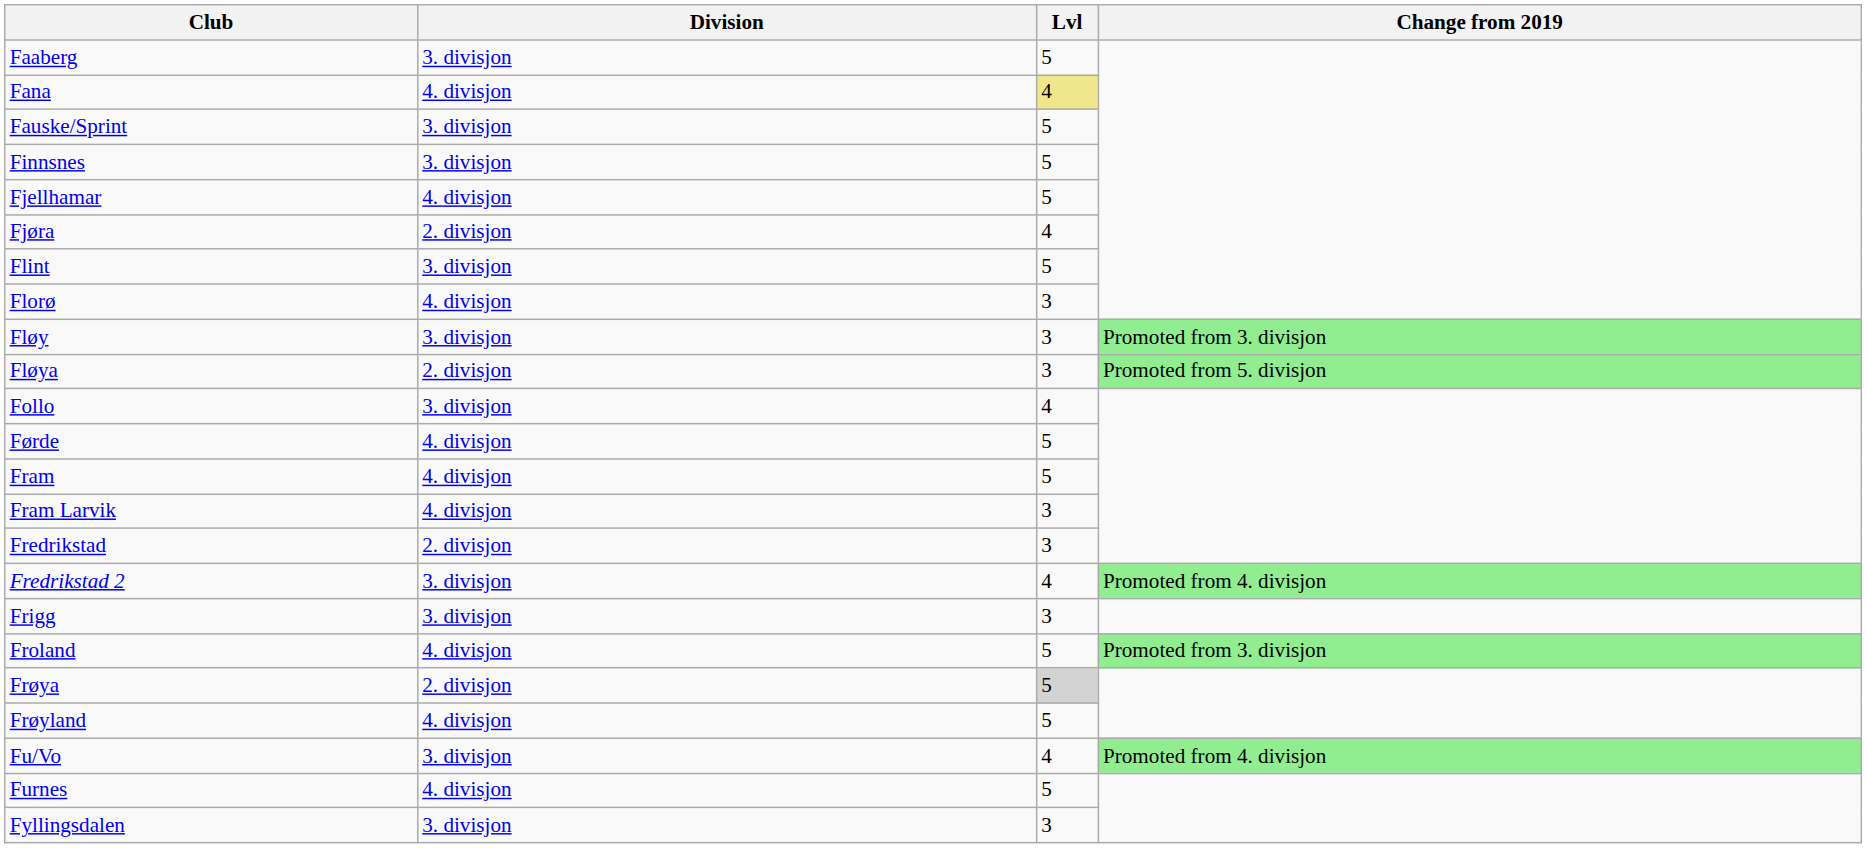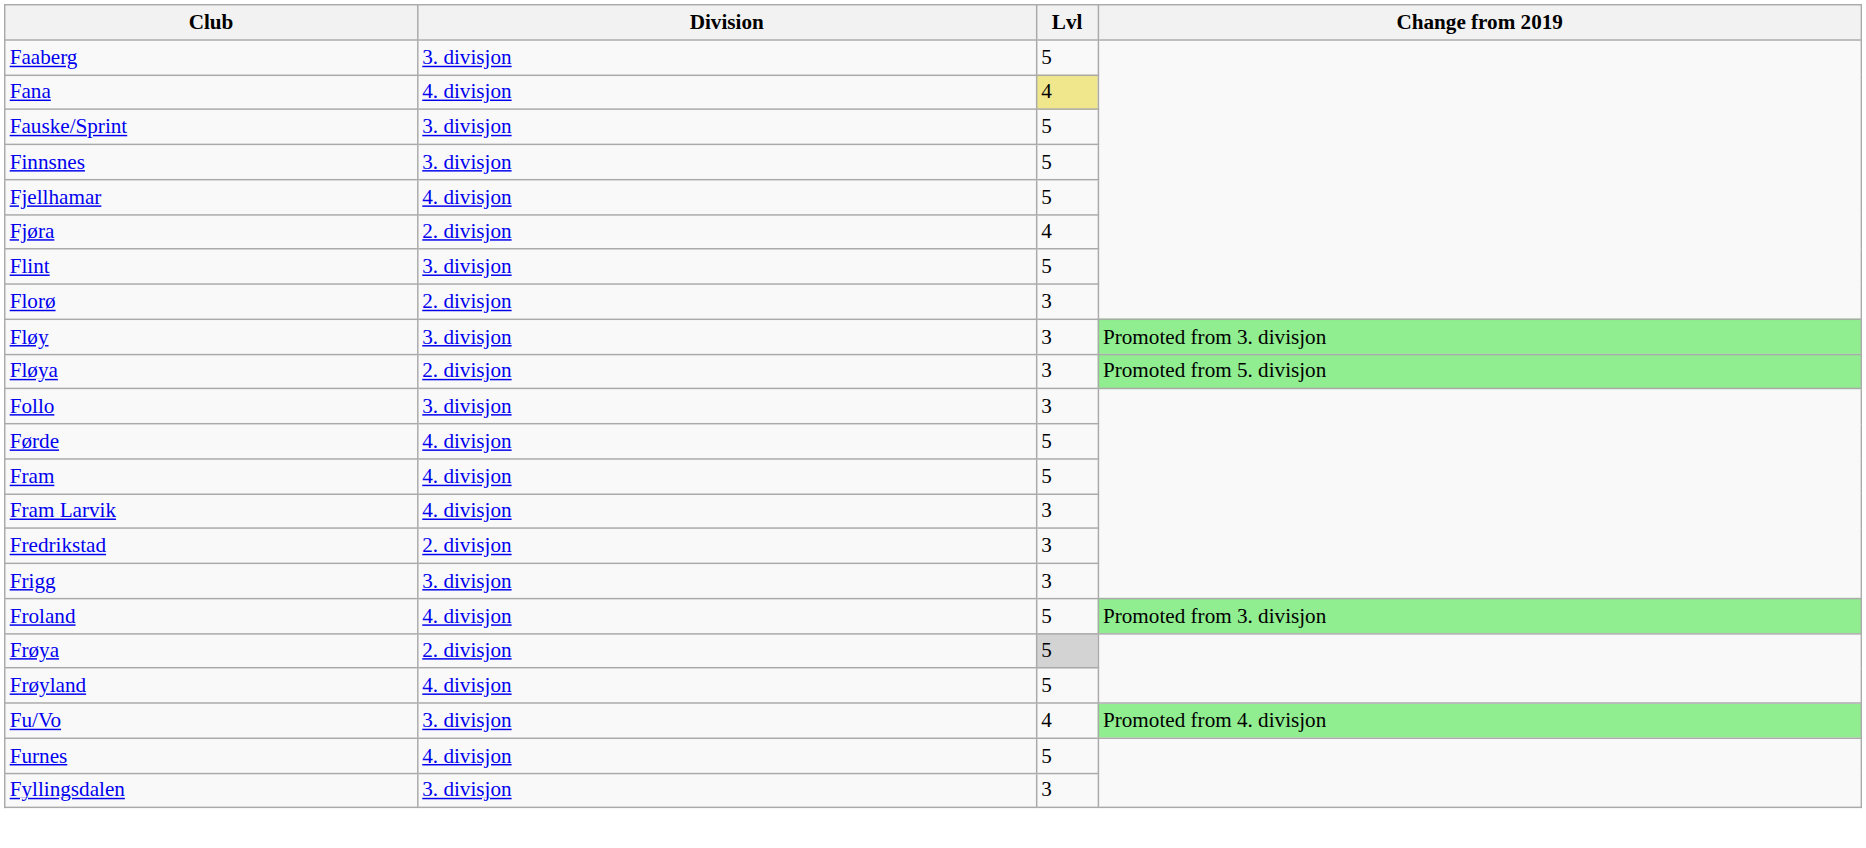(467, 301) 4. divisjon -> (467, 301) 2. divisjon
(1046, 406) 4 -> (1046, 406) 3
- row: (67, 580)
